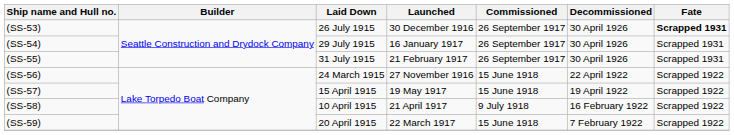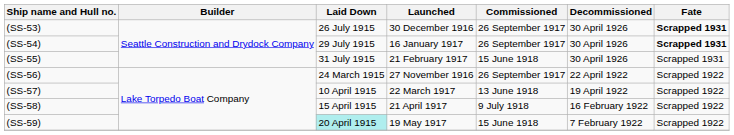(690, 43) normal -> (692, 43) bold
(522, 59) 26 September 1917 -> (508, 59) 15 June 1918
(508, 75) 15 June 1918 -> (522, 75) 26 September 1917
(347, 91) 15 April 1915 -> (347, 91) 10 April 1915
(418, 91) 19 May 1917 -> (422, 91) 22 March 1917
(508, 91) 15 June 1918 -> (508, 91) 13 June 1918
(347, 106) 10 April 1915 -> (347, 106) 15 April 1915
(347, 122) no background -> (347, 122) paleturquoise background
(422, 122) 22 March 1917 -> (418, 122) 19 May 1917
